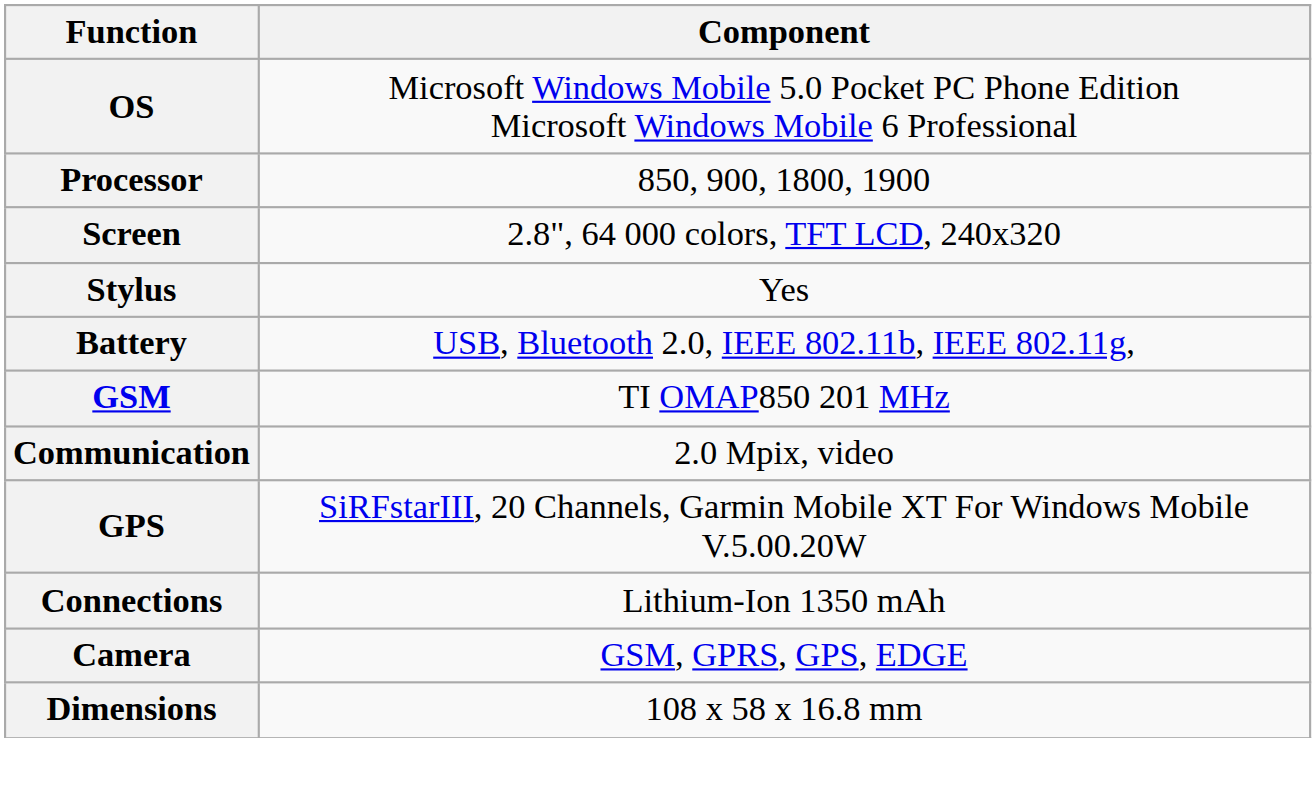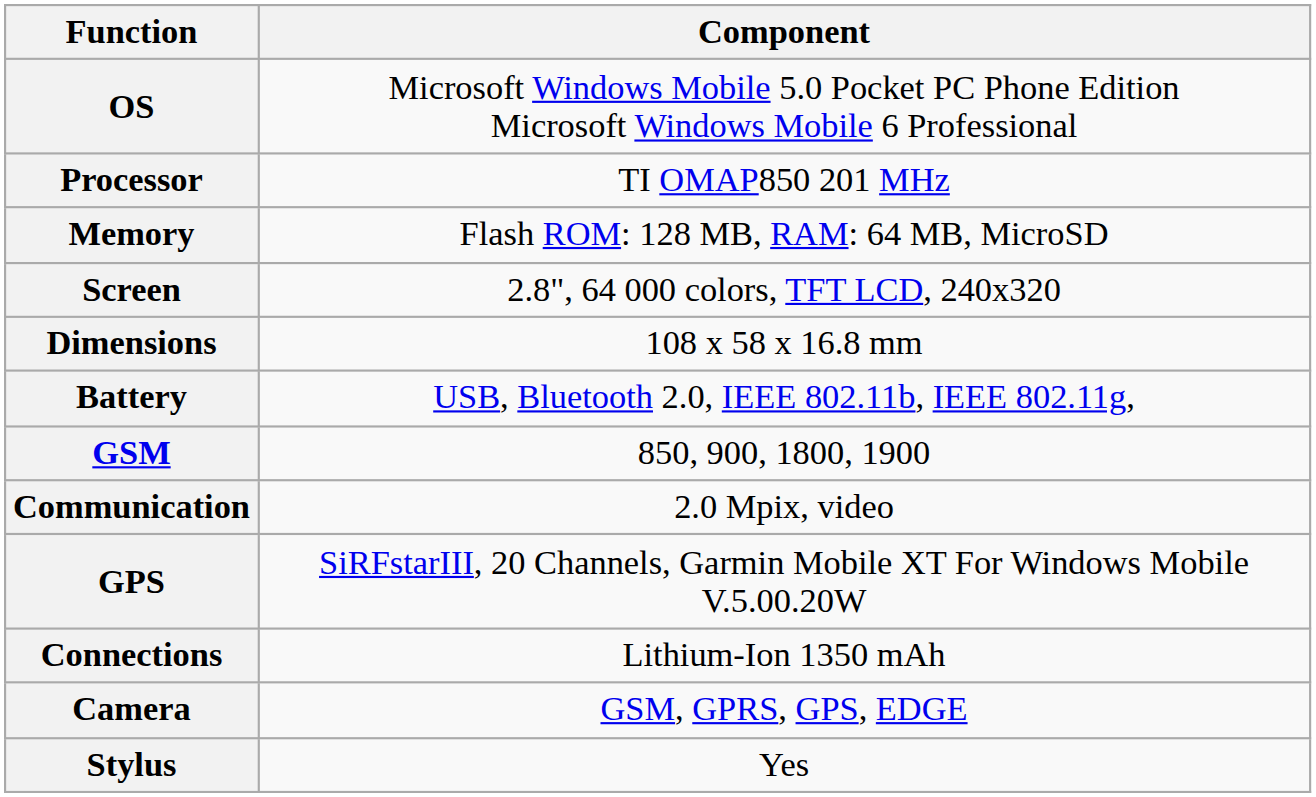(784, 179) 850, 900, 1800, 1900 -> (784, 179) TI OMAP850 201 MHz
+ row: (132, 234)
rows swapped: (131, 709) <-> (132, 288)
(784, 397) TI OMAP850 201 MHz -> (784, 452) 850, 900, 1800, 1900
